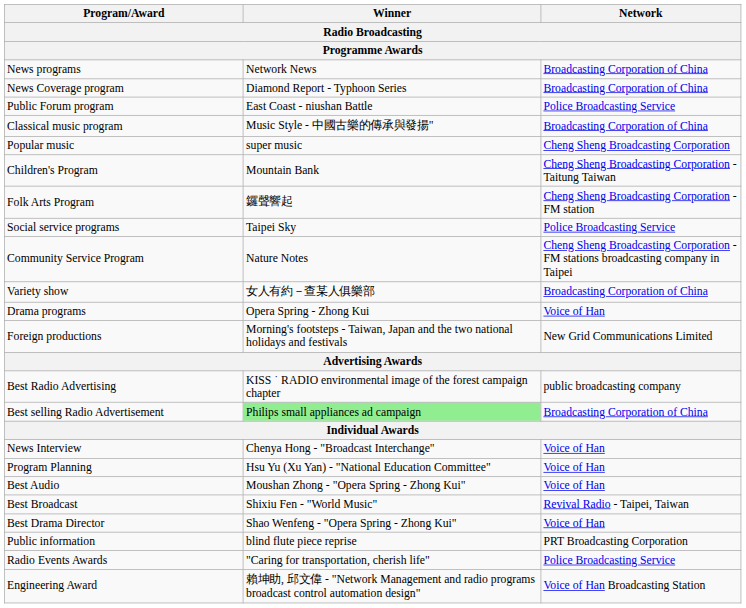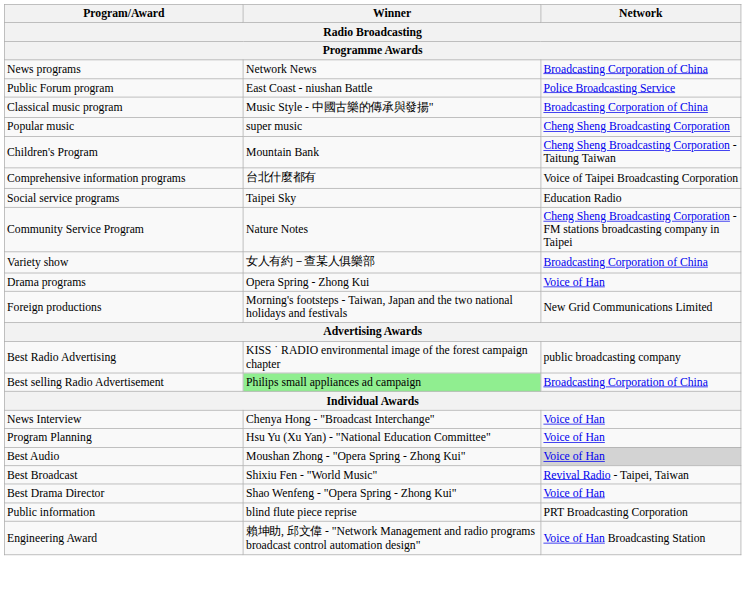- row: (65, 87)
- row: (51, 202)
+ row: (96, 178)
(609, 227) Police Broadcasting Service -> (583, 197) Education Radio
(574, 485) no background -> (574, 456) lightgrey background
- row: (57, 560)
